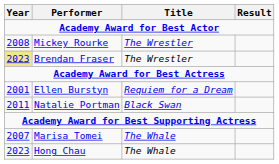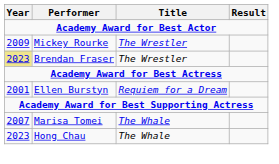(18, 43) 2008 -> (18, 43) 2009
- row: (77, 105)
